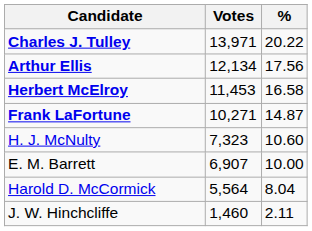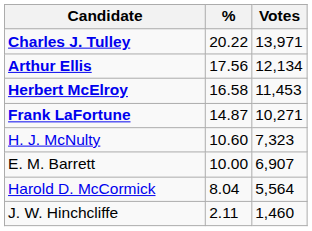columns swapped: (233, 16) <-> (284, 16)
